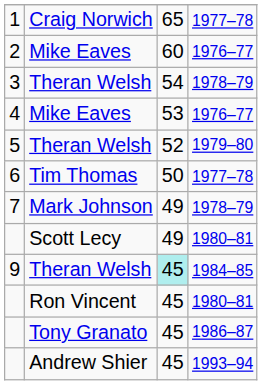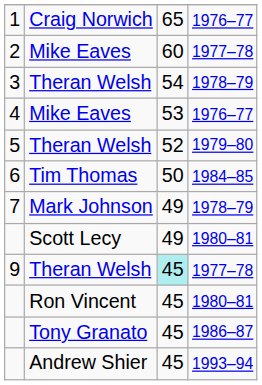(223, 20) 1977–78 -> (223, 20) 1976–77
(223, 51) 1976–77 -> (223, 51) 1977–78
(223, 176) 1977–78 -> (223, 176) 1984–85
(223, 270) 1984–85 -> (223, 270) 1977–78
